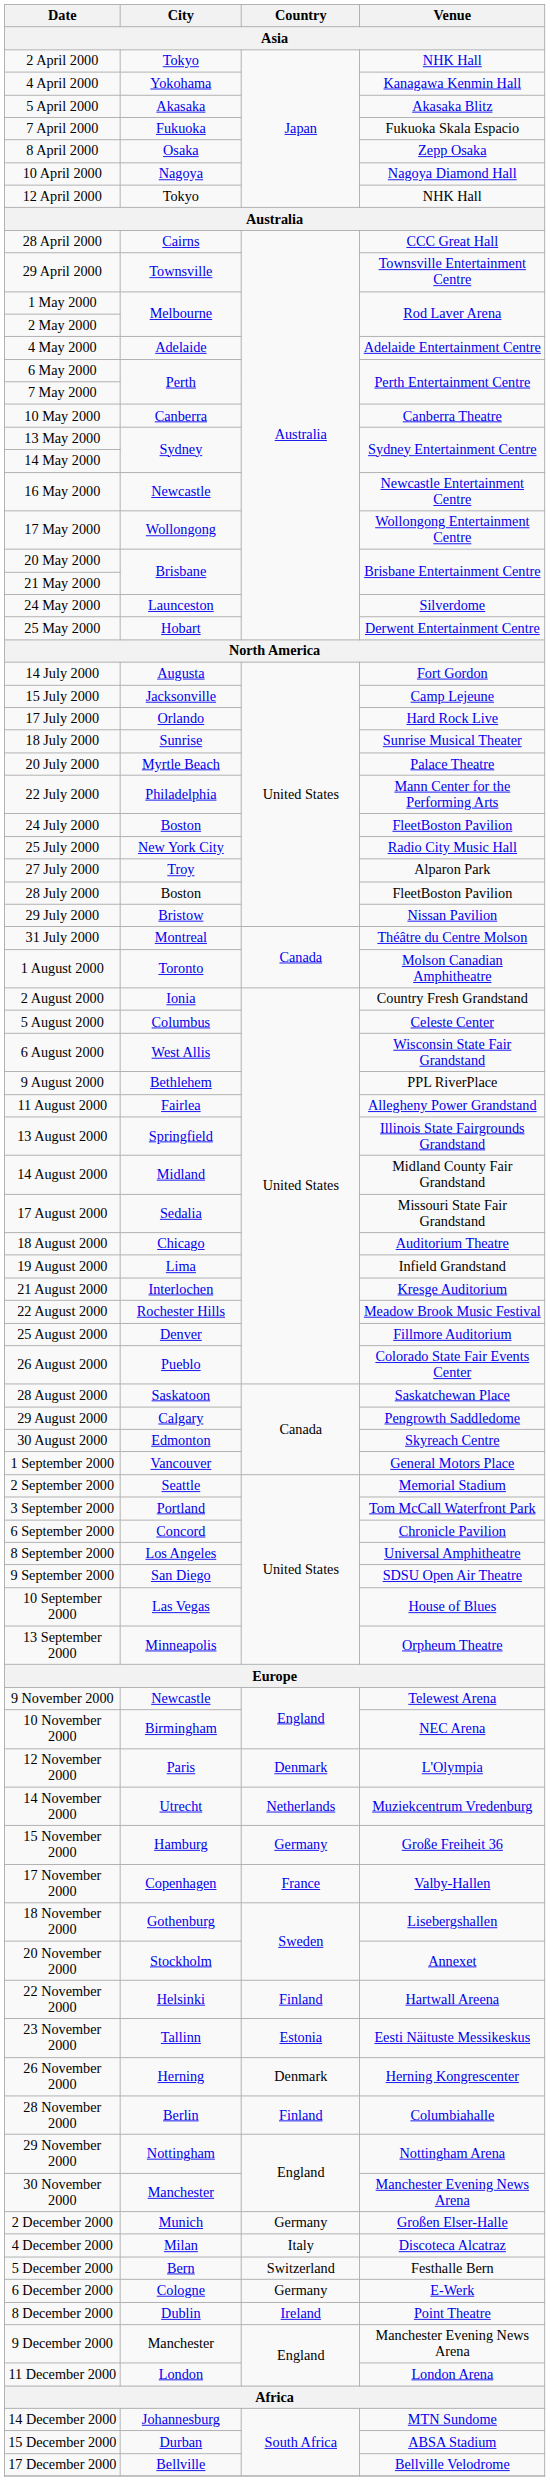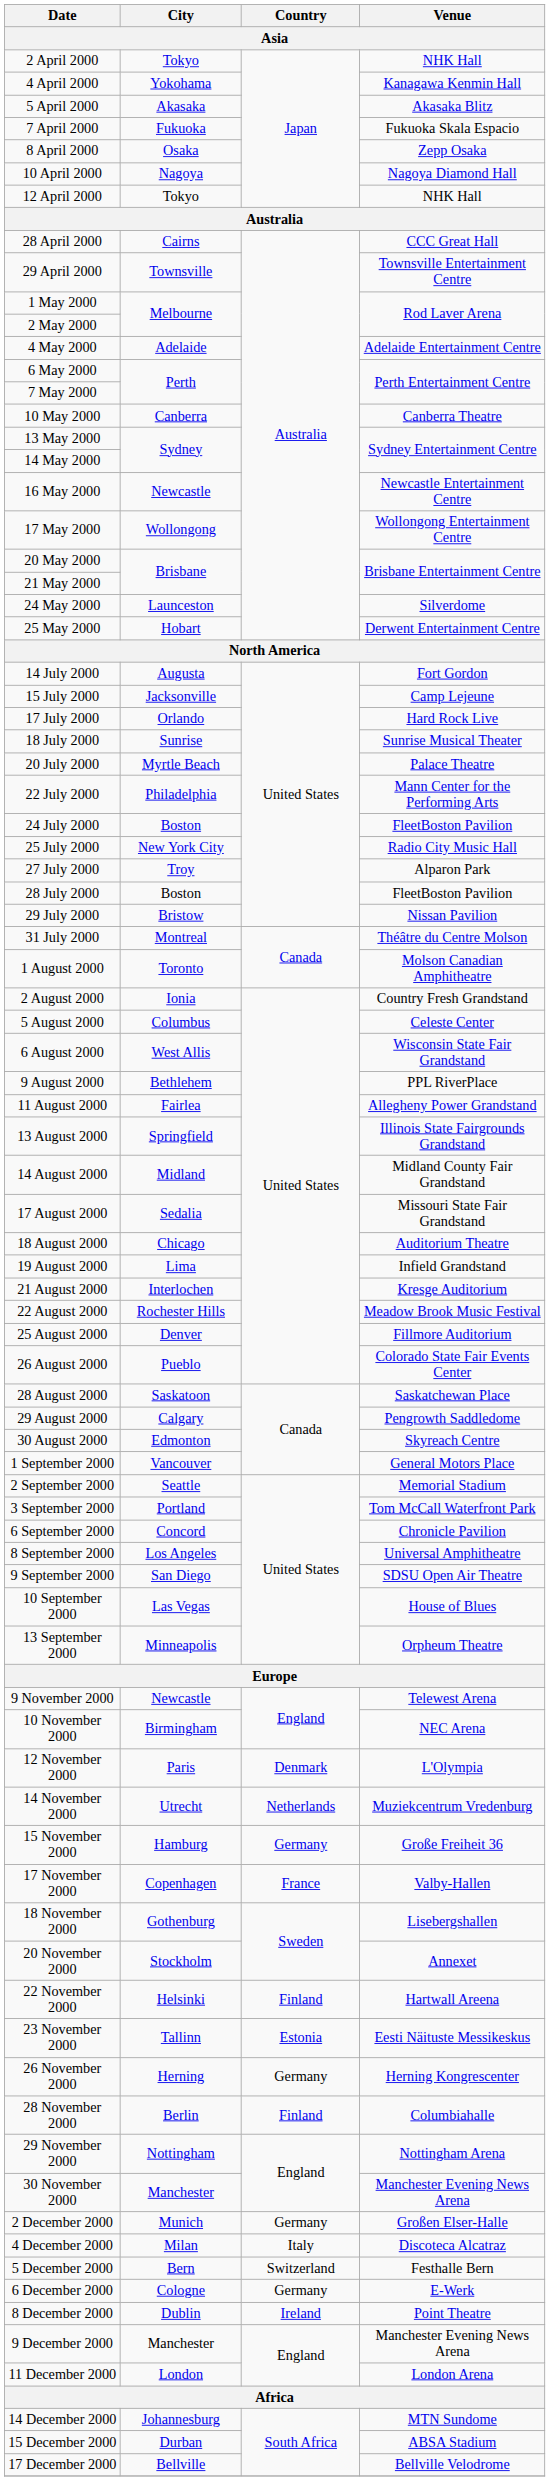(301, 2076) Denmark -> (301, 2076) Germany
